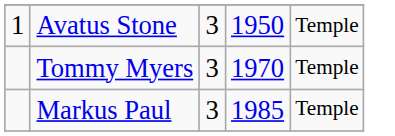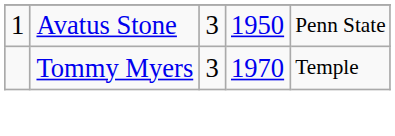(327, 25) Temple -> (340, 25) Penn State
- row: (104, 109)
